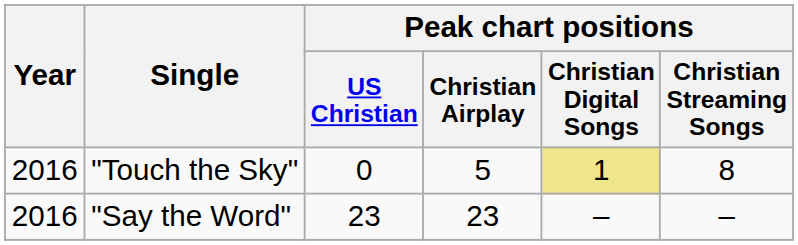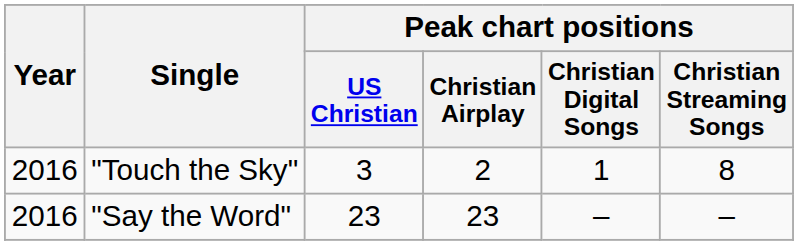(364, 169) 0 -> (364, 169) 3
(483, 169) 5 -> (483, 169) 2
(601, 169) khaki background -> (601, 169) no background
